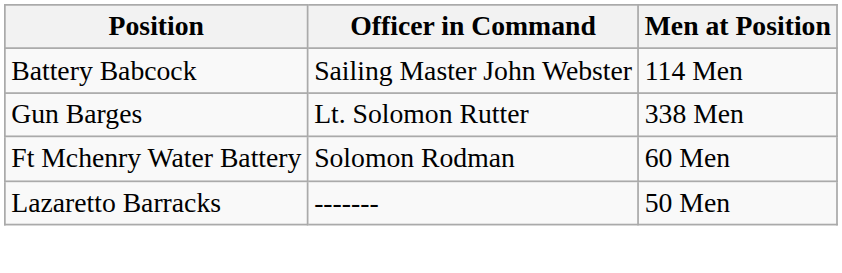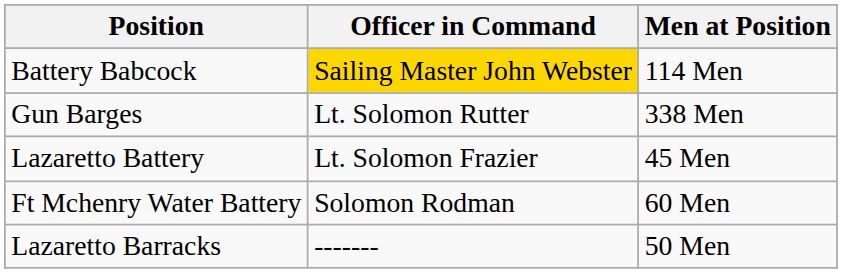(473, 70) no background -> (473, 70) gold background
+ row: (108, 158)
